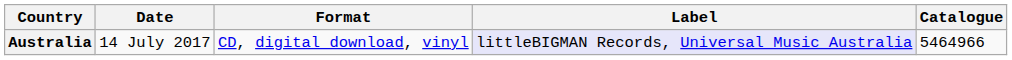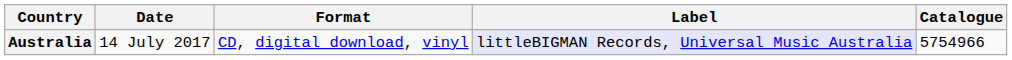(952, 42) 5464966 -> (952, 42) 5754966
